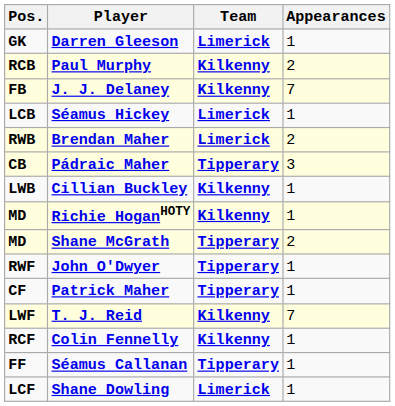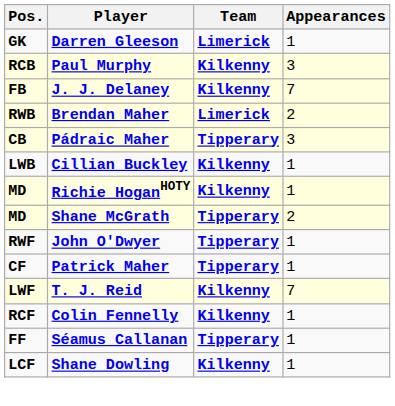(291, 66) 2 -> (291, 66) 3
- row: (110, 115)
(234, 389) Limerick -> (234, 365) Kilkenny
